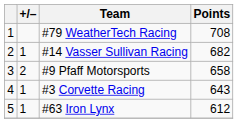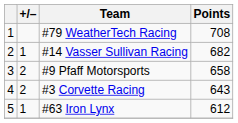(23, 90) 1 -> (23, 90) 2
